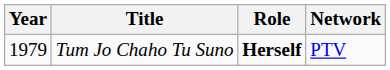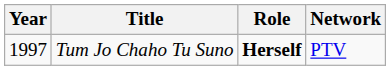(28, 49) 1979 -> (28, 49) 1997
